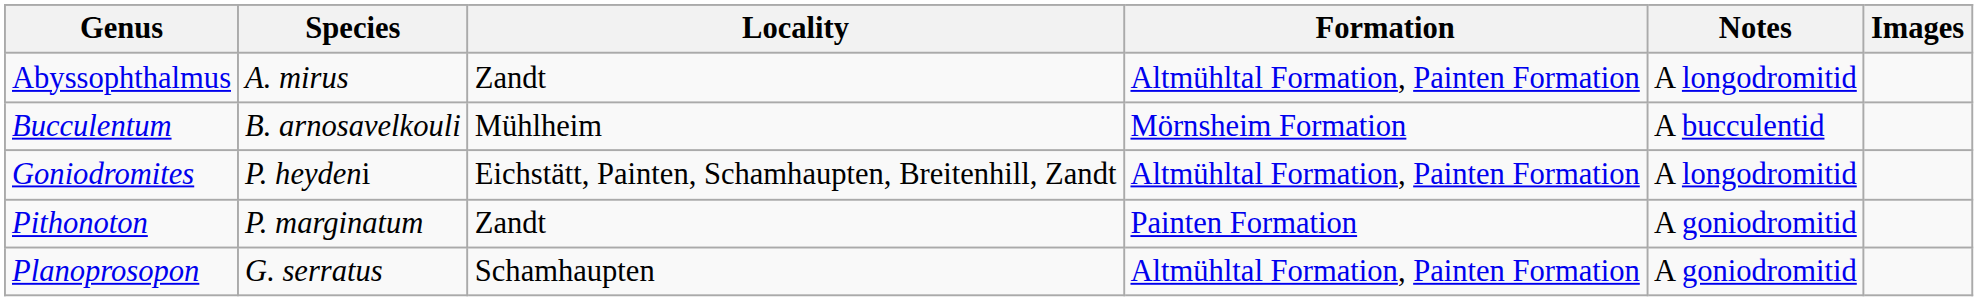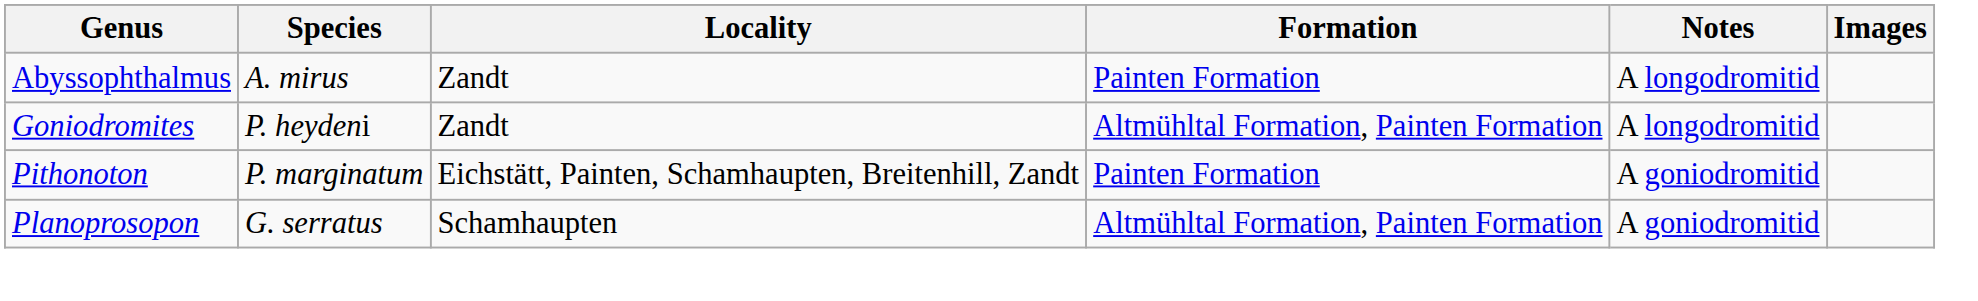(1385, 77) Altmühltal Formation, Painten Formation -> (1206, 77) Painten Formation
- row: (92, 125)
(796, 174) Eichstätt, Painten, Schamhaupten, Breitenhill, Zandt -> (473, 125) Zandt
(510, 222) Zandt -> (758, 174) Eichstätt, Painten, Schamhaupten, Breitenhill, Zandt
